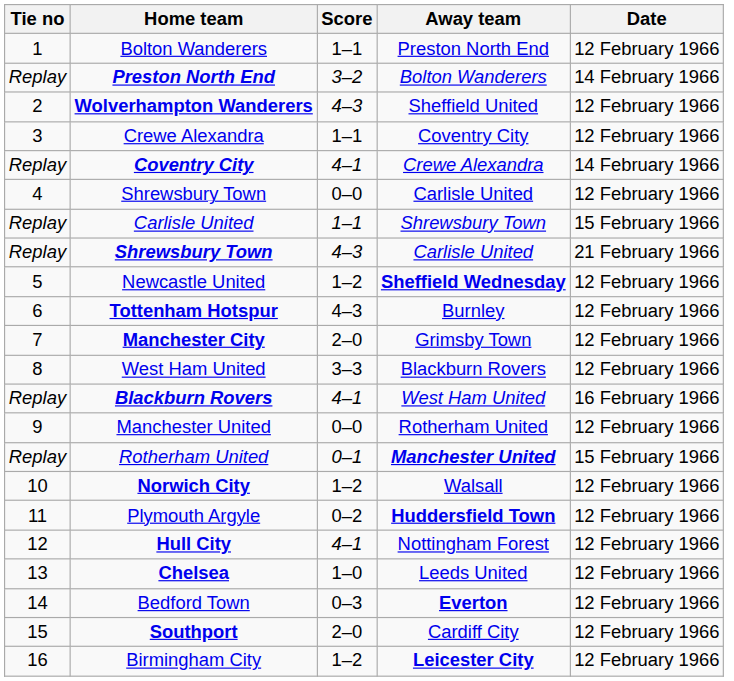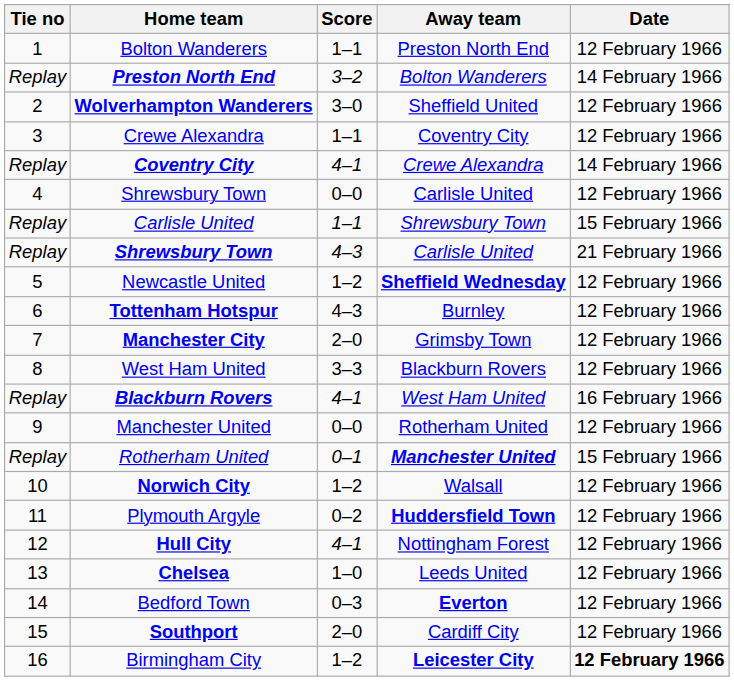(347, 106) 4–3 -> (347, 106) 3–0
(647, 661) normal -> (649, 661) bold
